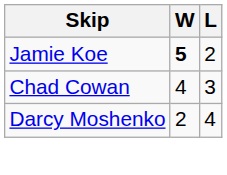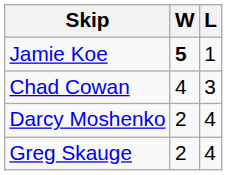(210, 53) 2 -> (210, 53) 1
+ row: (71, 152)
